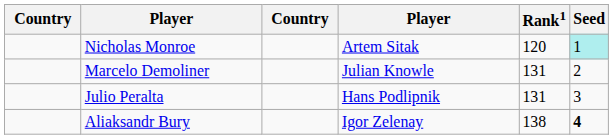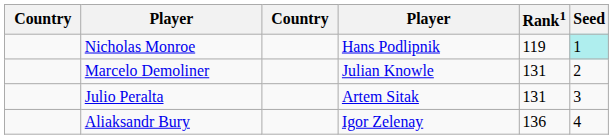(380, 46) Artem Sitak -> (391, 46) Hans Podlipnik
(534, 46) 120 -> (534, 46) 119
(391, 96) Hans Podlipnik -> (380, 96) Artem Sitak
(534, 121) 138 -> (534, 121) 136
(577, 121) bold -> (577, 121) normal
